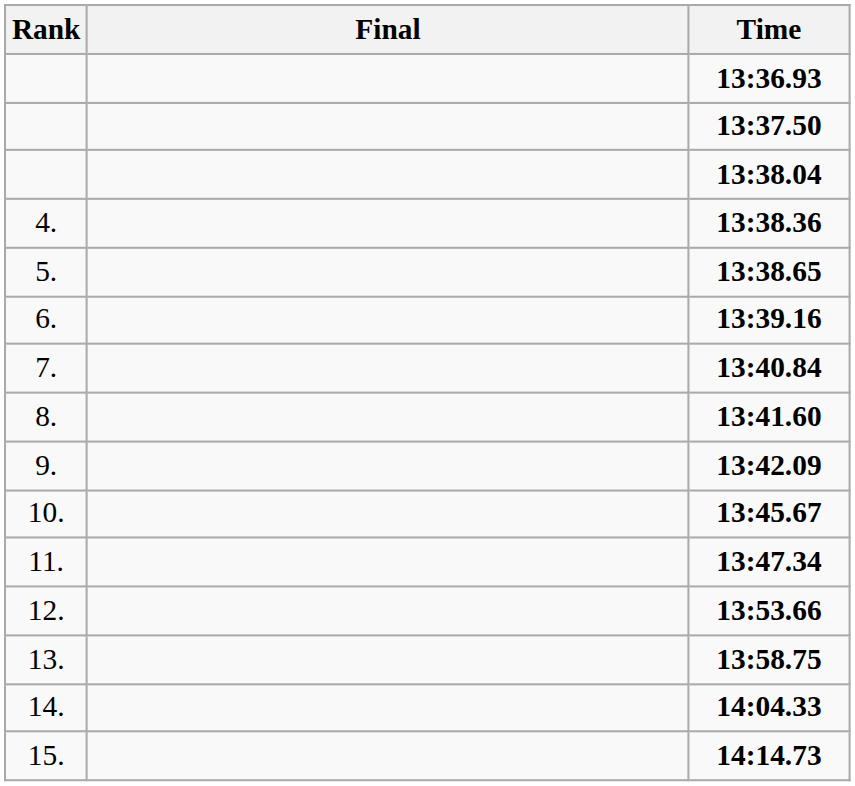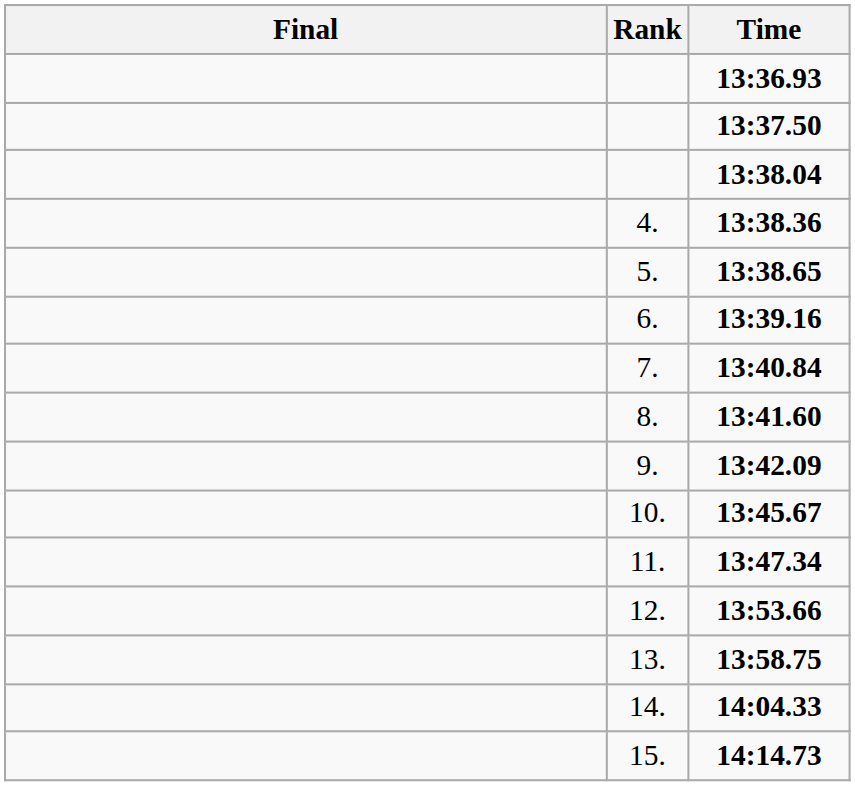columns swapped: (46, 29) <-> (388, 29)
